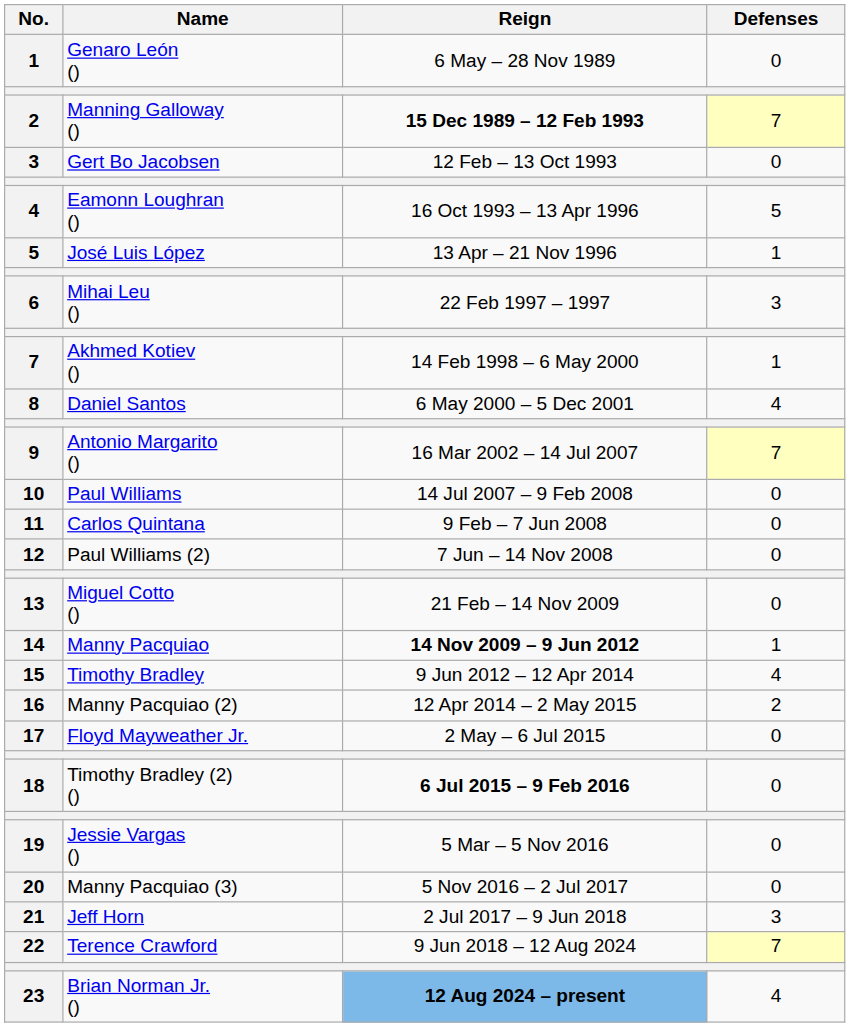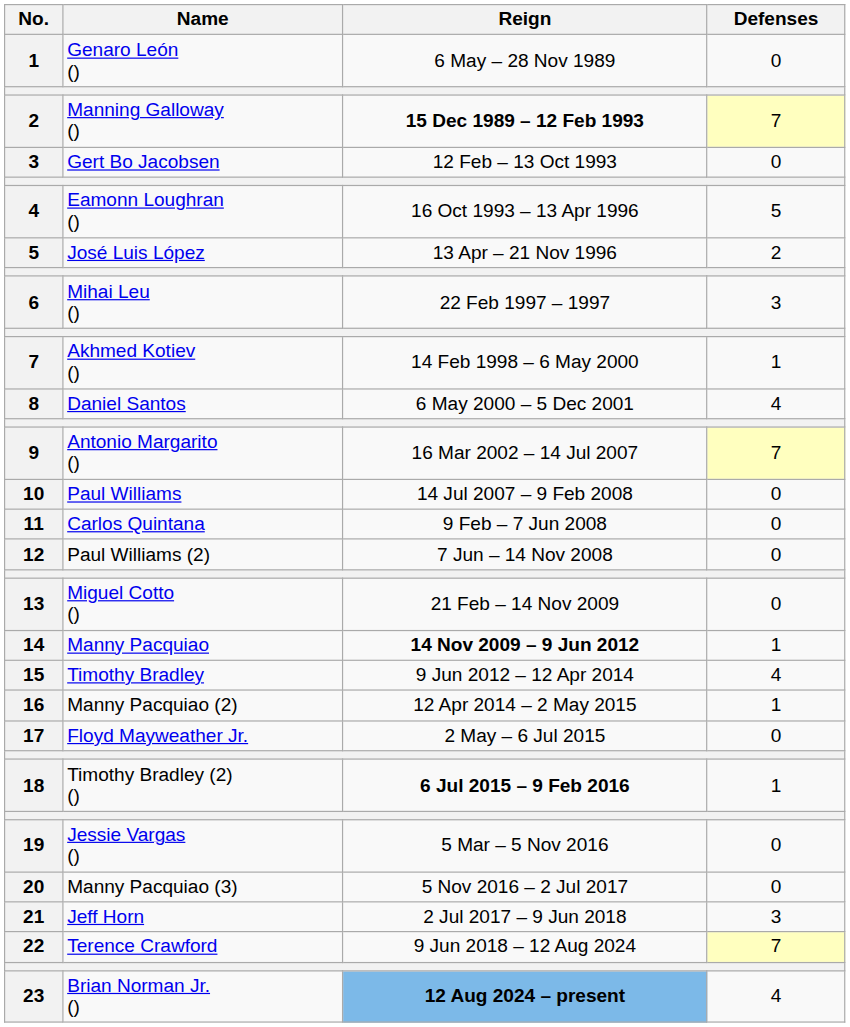(776, 252) 1 -> (776, 252) 2
(776, 705) 2 -> (776, 705) 1
(776, 785) 0 -> (776, 785) 1
